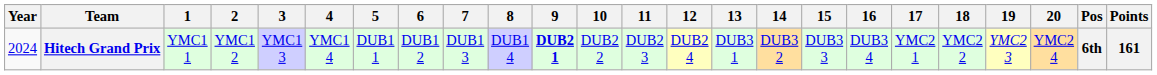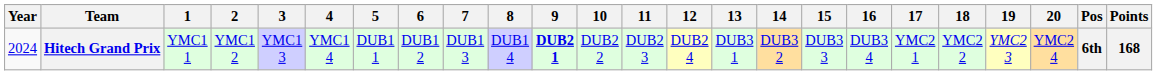(1129, 48) 161 -> (1129, 48) 168
